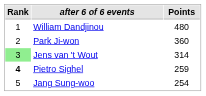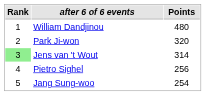(182, 41) 360 -> (182, 41) 320
(18, 69) bold -> (18, 69) normal
(182, 69) 259 -> (182, 69) 256
